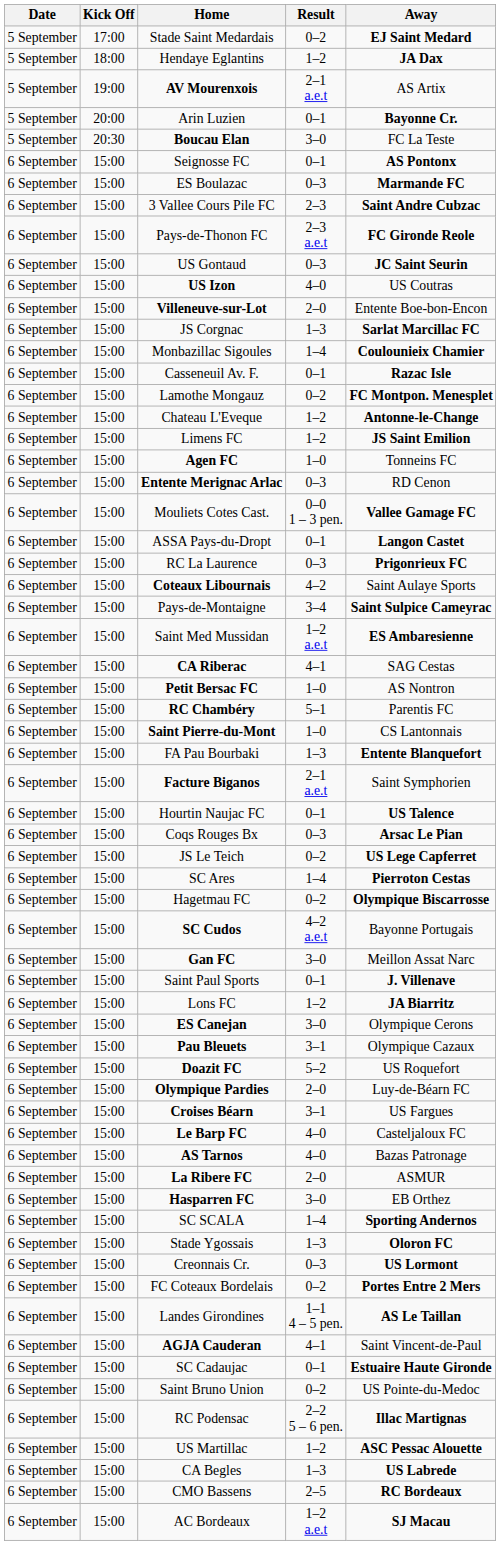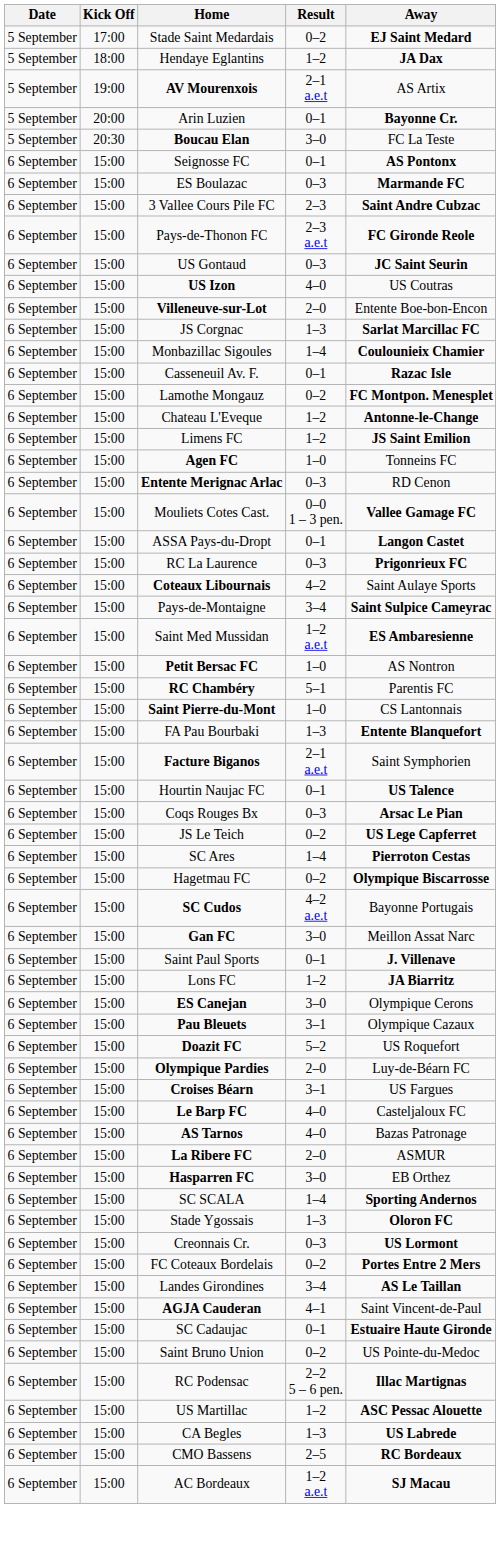- row: (212, 666)
(316, 1316) 1–1 4 – 5 pen. -> (316, 1286) 3–4
